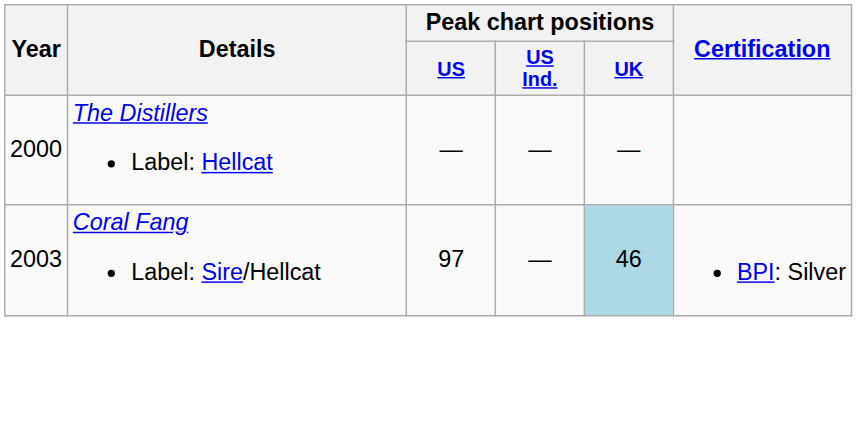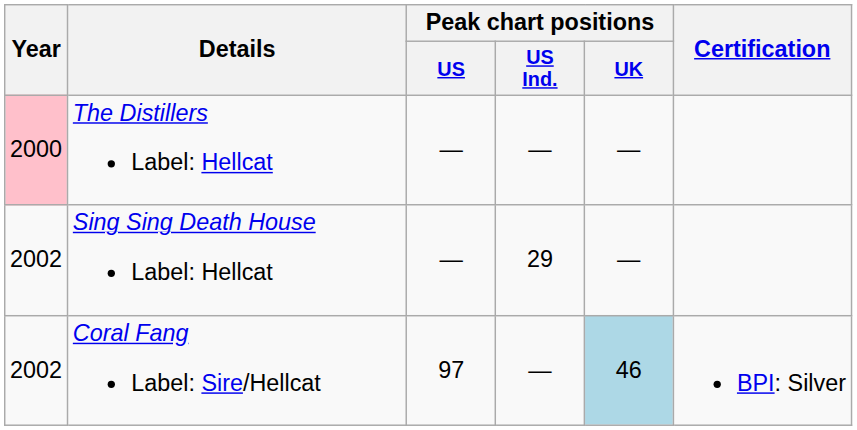(36, 149) no background -> (36, 149) pink background
+ row: (237, 248)
(36, 259) 2003 -> (36, 369) 2002
